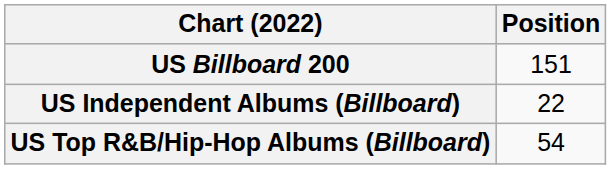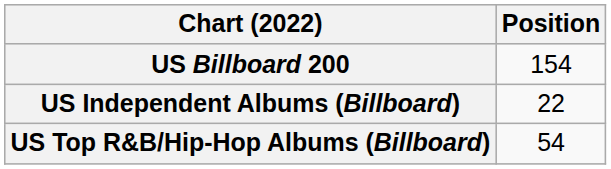(551, 63) 151 -> (551, 63) 154
